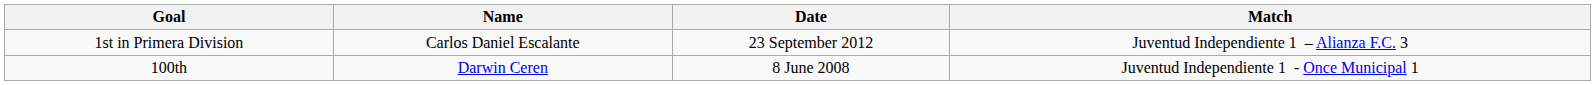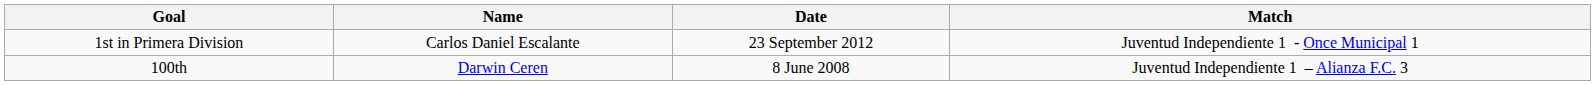(1270, 42) Juventud Independiente 1 – Alianza F.C. 3 -> (1270, 42) Juventud Independiente 1 - Once Municipal 1
(1270, 67) Juventud Independiente 1 - Once Municipal 1 -> (1270, 67) Juventud Independiente 1 – Alianza F.C. 3
